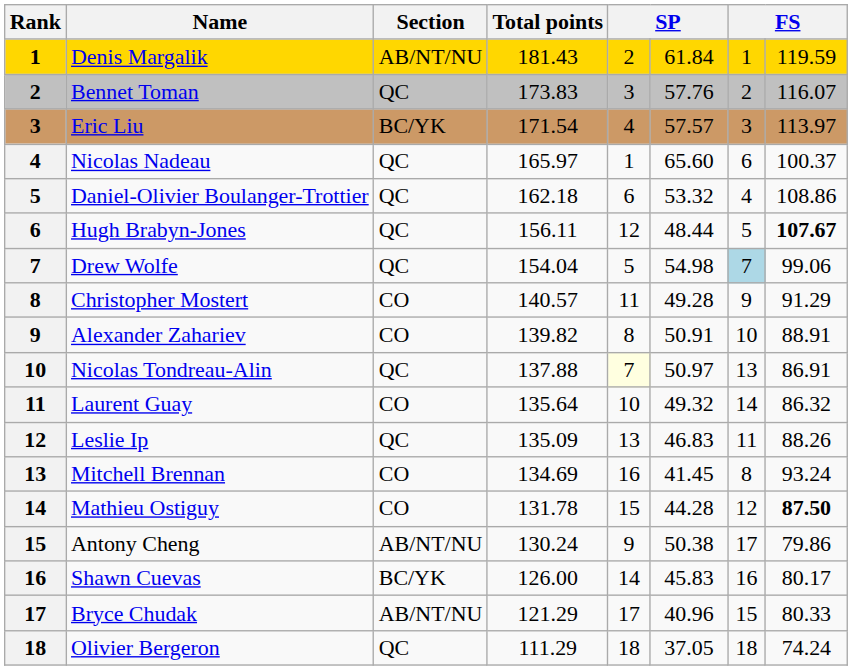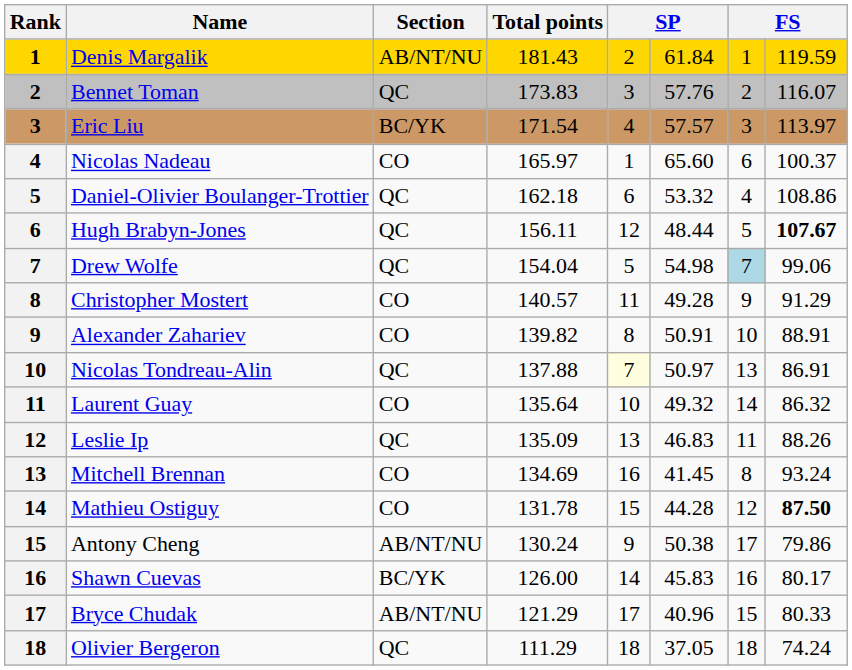(394, 160) QC -> (394, 160) CO
